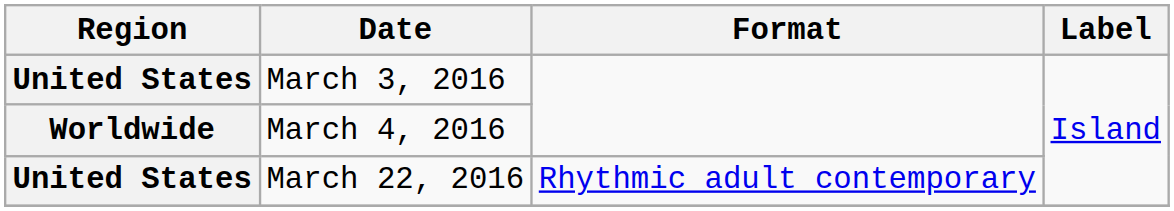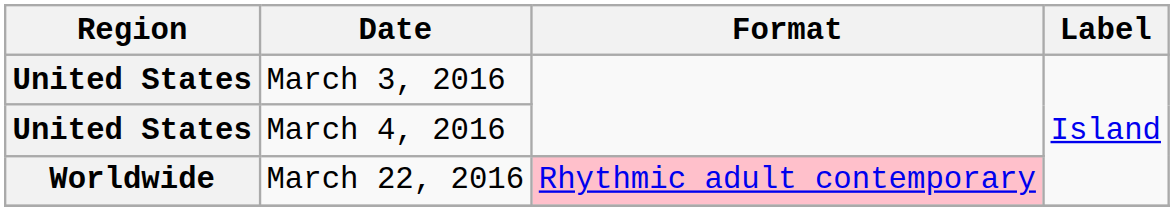(132, 130) Worldwide -> (132, 130) United States
(132, 180) United States -> (132, 180) Worldwide
(787, 180) no background -> (787, 180) pink background
